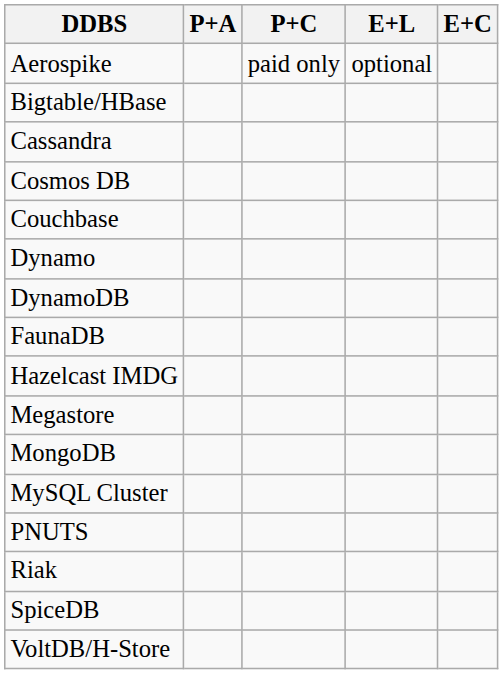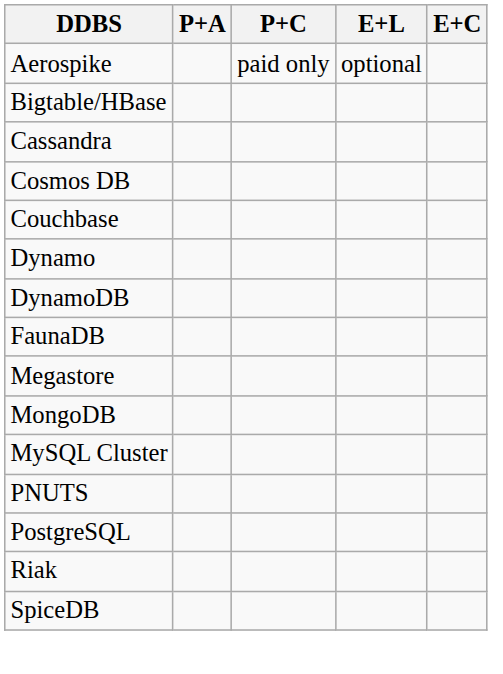- row: (94, 375)
+ row: (71, 532)
- row: (90, 649)
